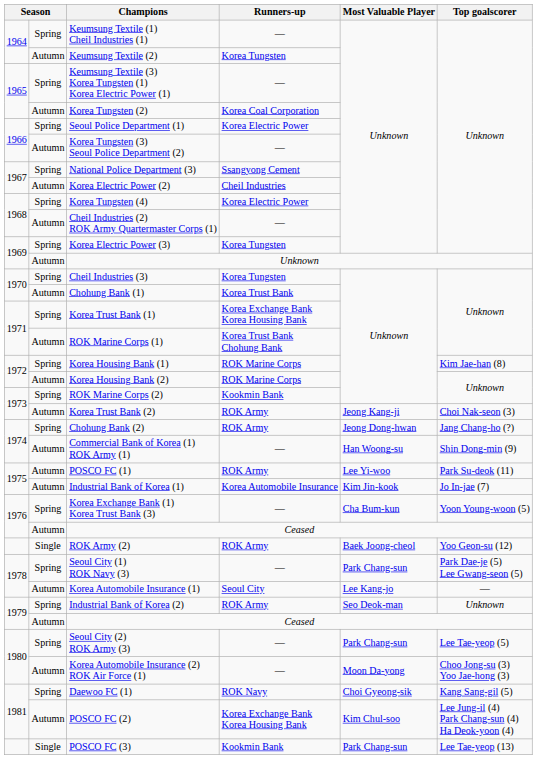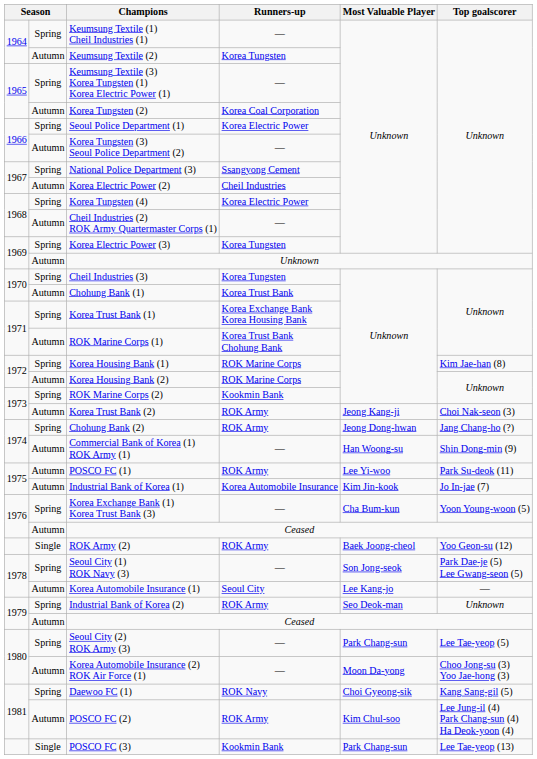(375, 567) Park Chang-sun -> (372, 567) Son Jong-seok
(267, 719) Korea Exchange Bank Korea Housing Bank -> (245, 719) ROK Army
